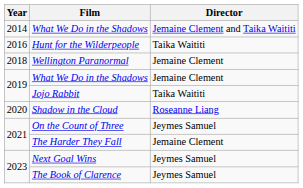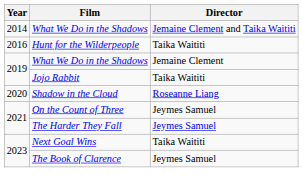- row: (17, 61)
(188, 142) Jemaine Clement -> (184, 126) Jeymes Samuel
(184, 158) Jeymes Samuel -> (179, 142) Taika Waititi
